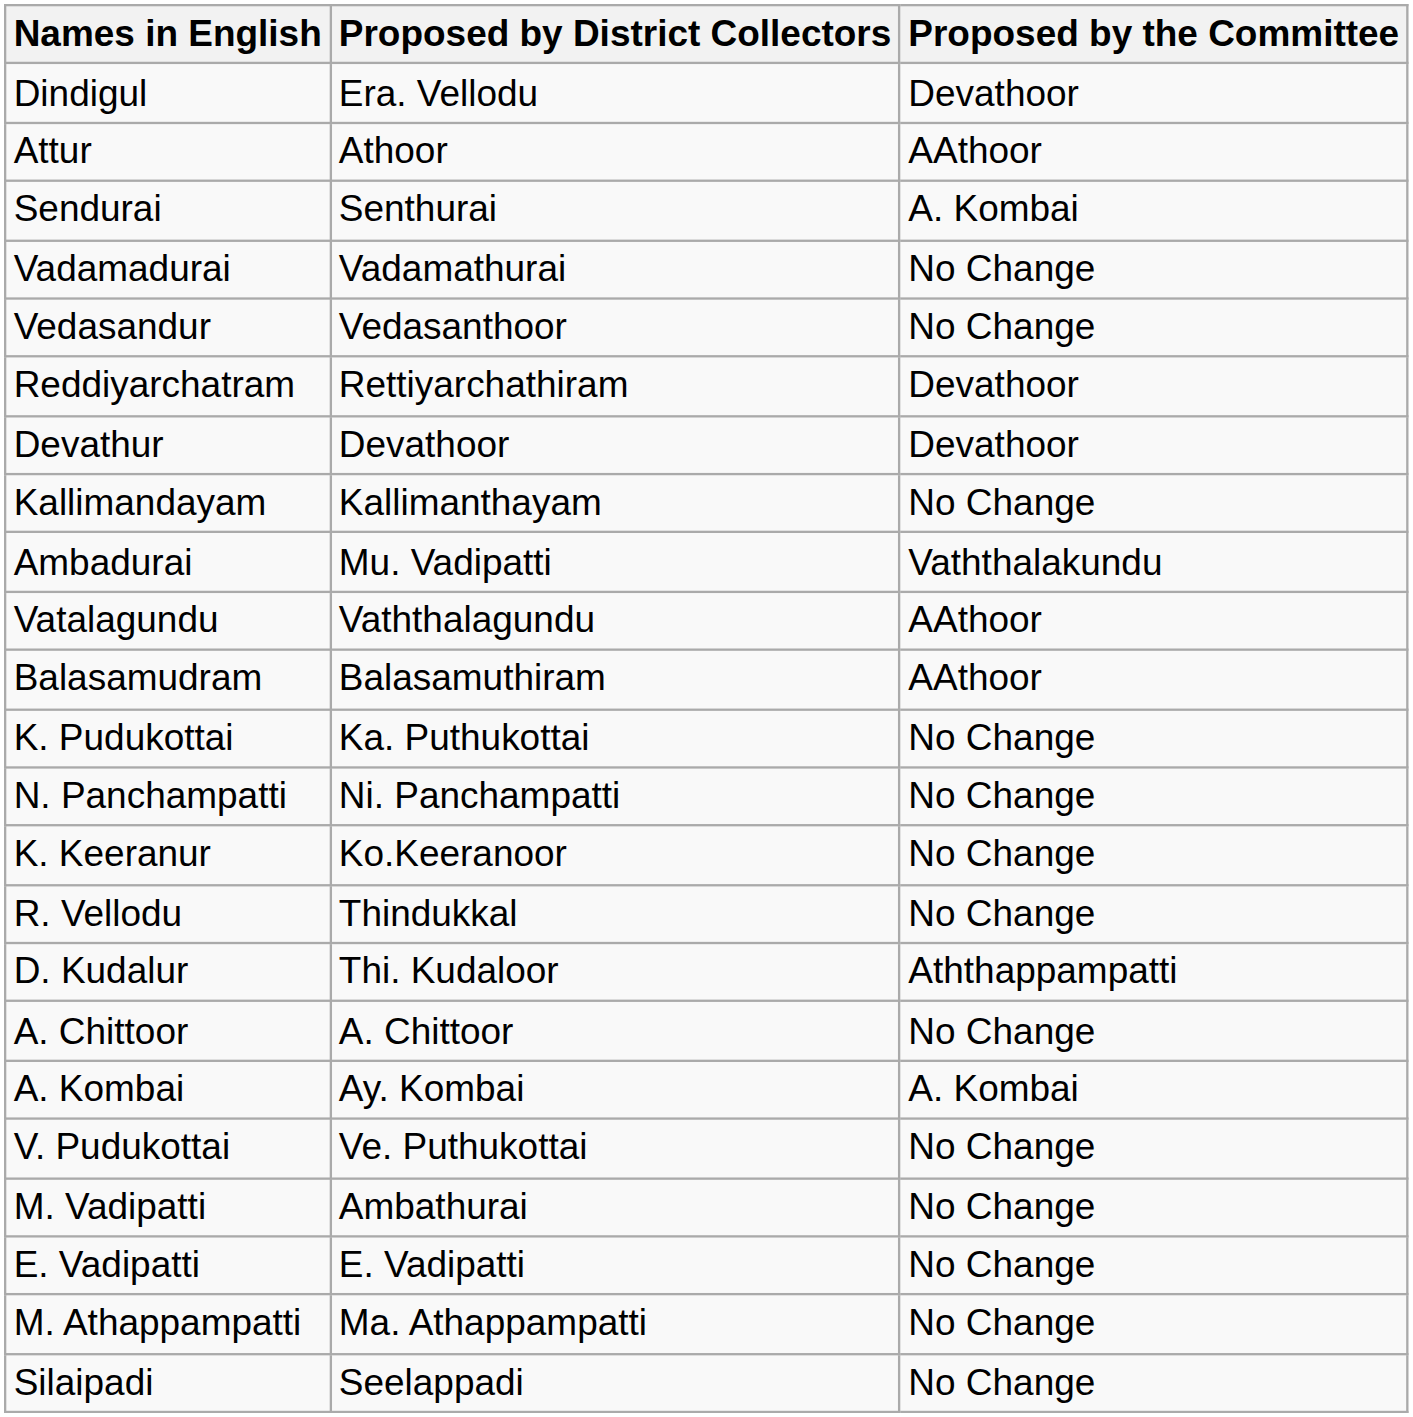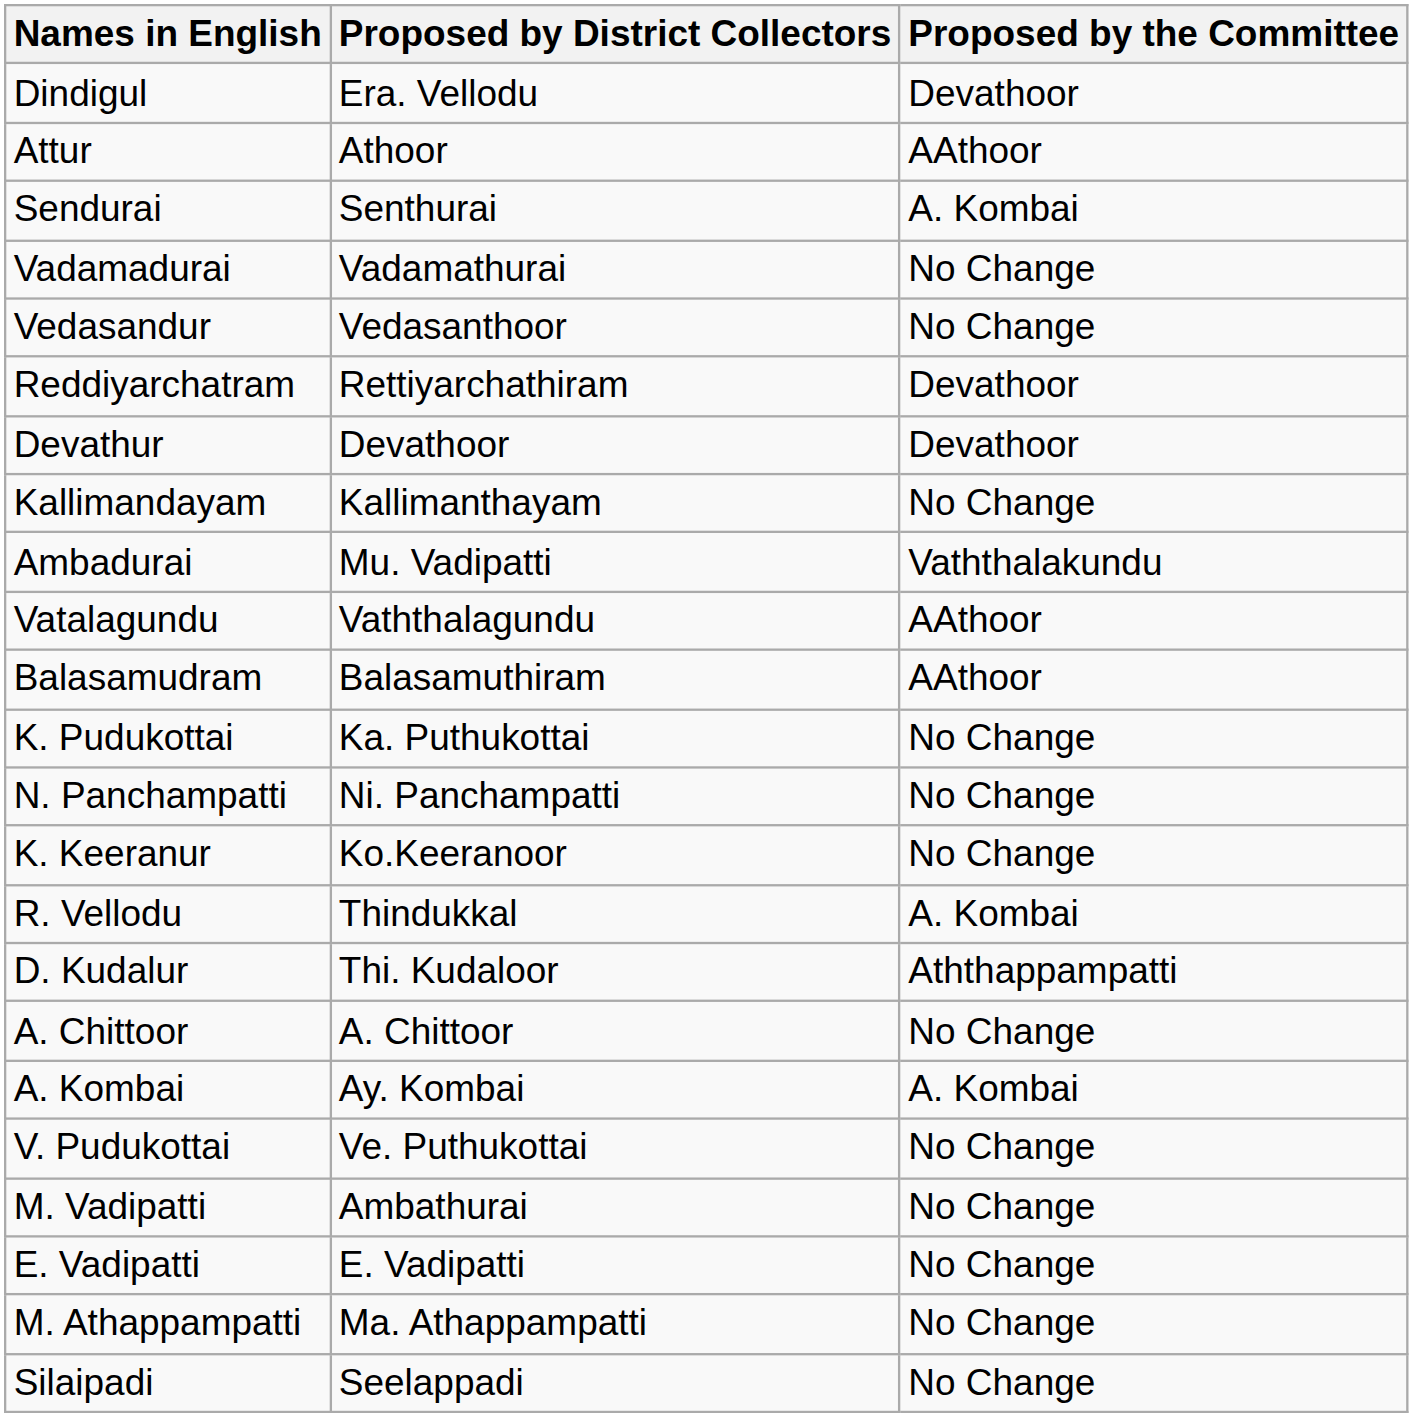(1002, 913) No Change -> (994, 913) A. Kombai
